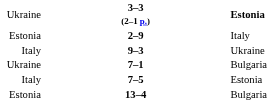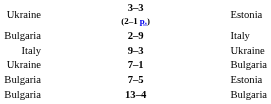(248, 14) bold -> (246, 14) normal
(25, 35) Estonia -> (23, 35) Bulgaria
(31, 79) Italy -> (23, 79) Bulgaria
(25, 94) Estonia -> (23, 94) Bulgaria
